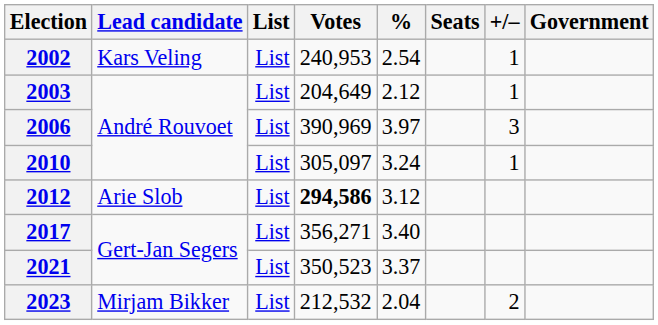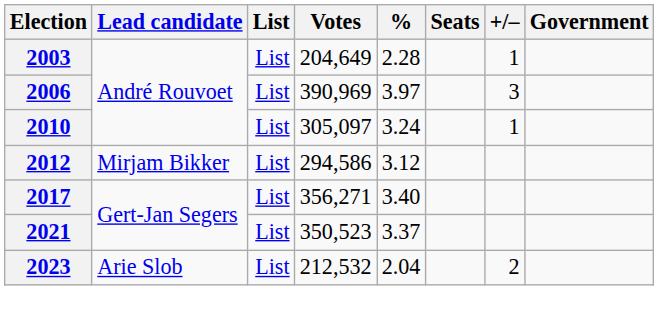- row: (48, 57)
(401, 92) 2.12 -> (401, 57) 2.28
(140, 197) Arie Slob -> (163, 162) Mirjam Bikker
(336, 197) bold -> (336, 162) normal
(163, 302) Mirjam Bikker -> (140, 267) Arie Slob
